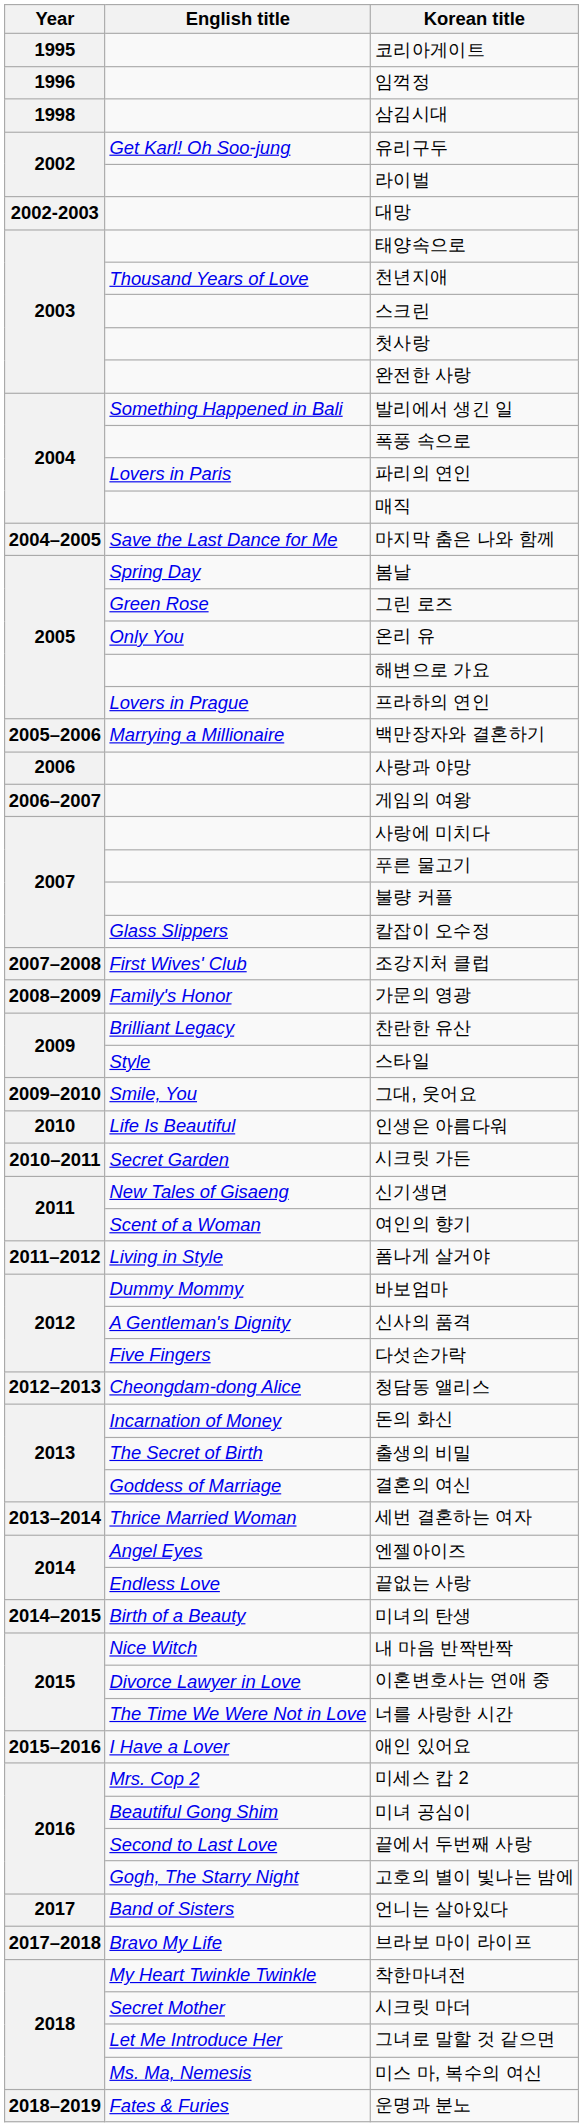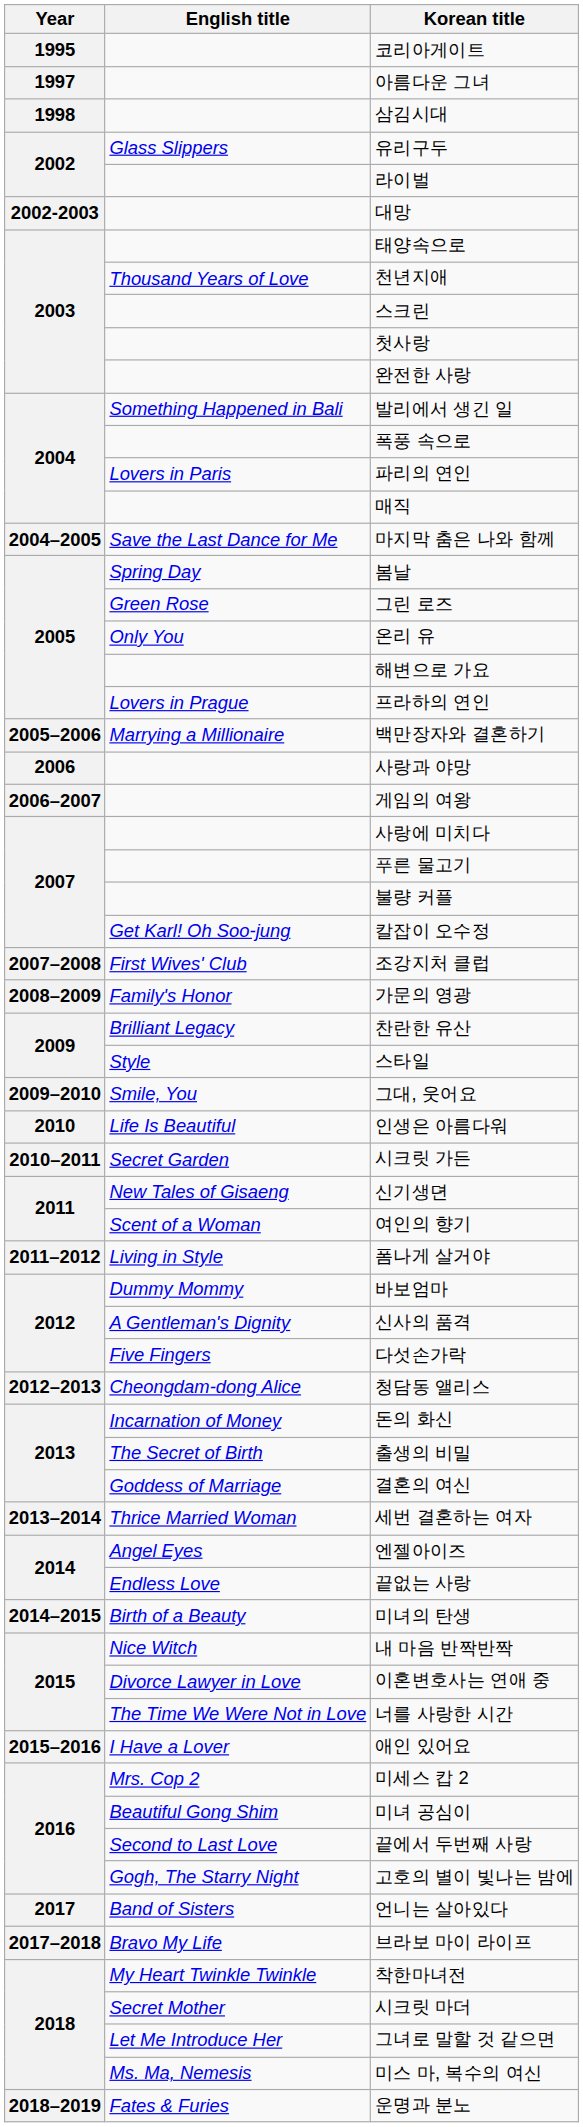- row: (402, 82)
+ row: (433, 82)
(200, 147) Get Karl! Oh Soo-jung -> (169, 147) Glass Slippers
(169, 931) Glass Slippers -> (200, 931) Get Karl! Oh Soo-jung
